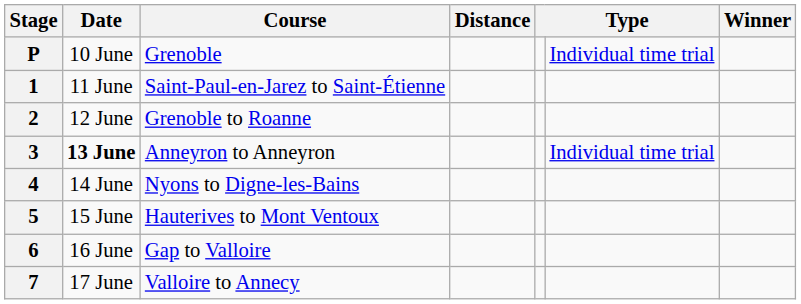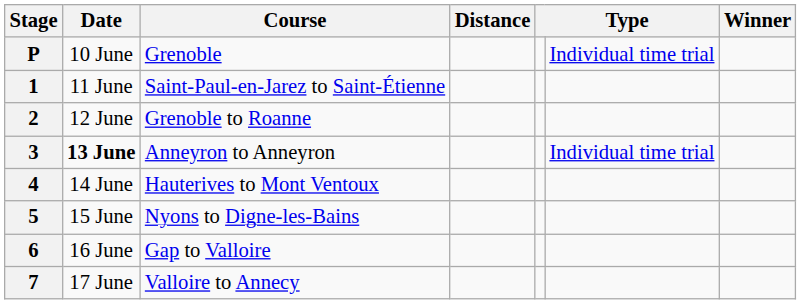(252, 184) Nyons to Digne-les-Bains -> (262, 184) Hauterives to Mont Ventoux
(262, 217) Hauterives to Mont Ventoux -> (252, 217) Nyons to Digne-les-Bains
